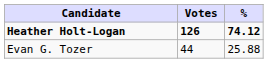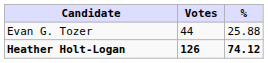rows swapped: (66, 31) <-> (50, 49)
